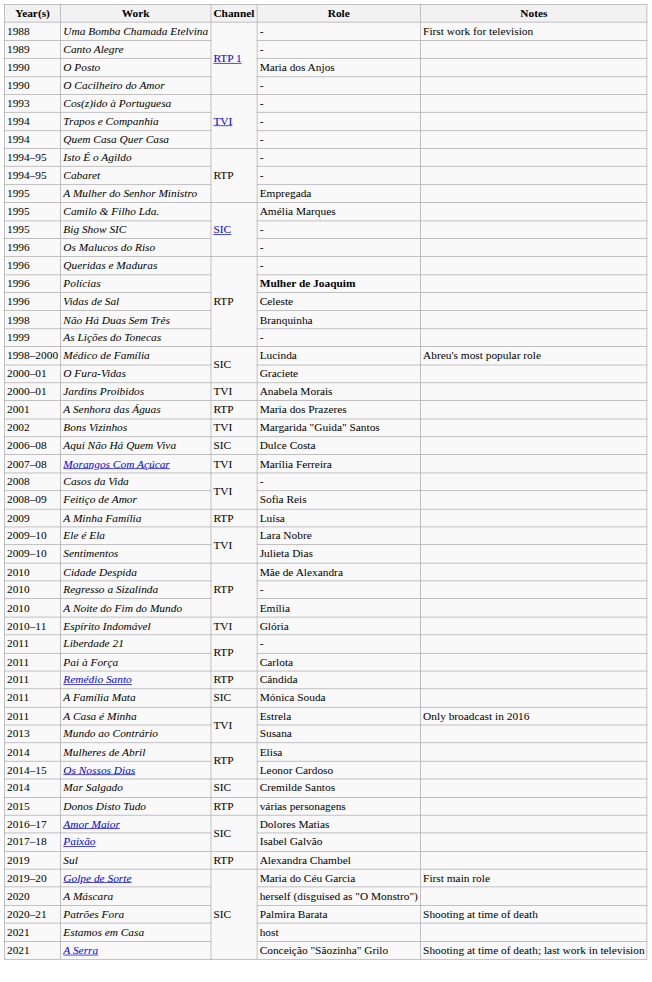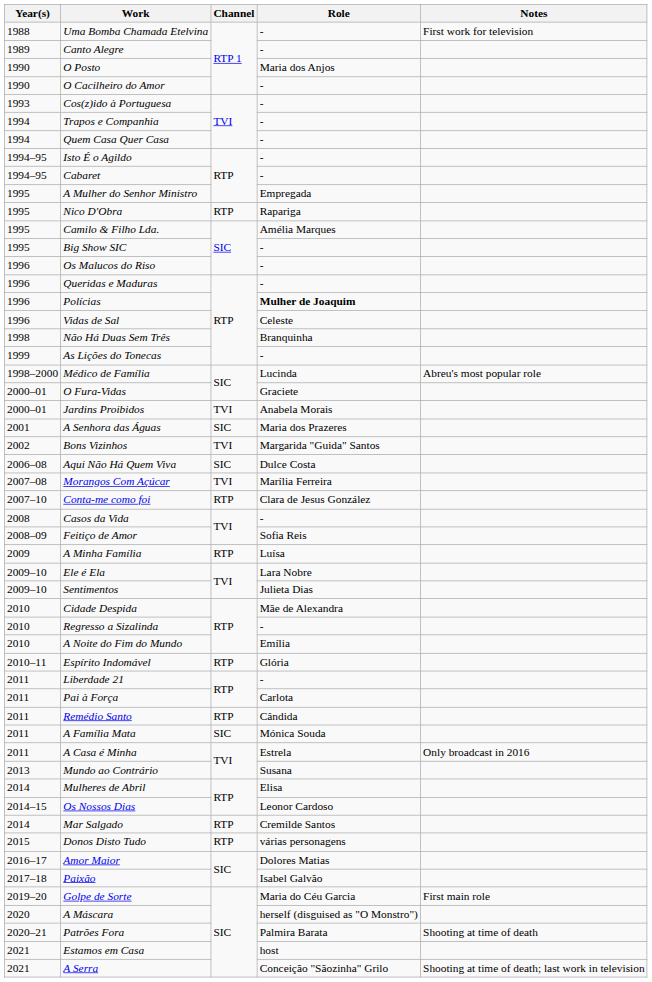+ row: (93, 211)
(223, 409) RTP -> (222, 427) SIC
+ row: (107, 499)
(223, 626) TVI -> (223, 662) RTP
(222, 788) SIC -> (223, 824) RTP
- row: (71, 860)
